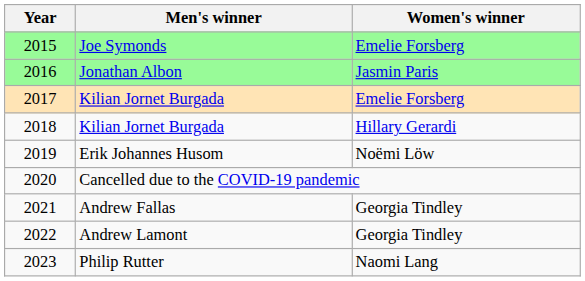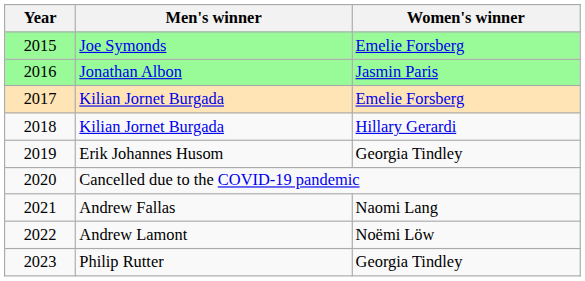(395, 153) Noëmi Löw -> (409, 153) Georgia Tindley
(409, 207) Georgia Tindley -> (397, 207) Naomi Lang
(409, 235) Georgia Tindley -> (395, 235) Noëmi Löw
(397, 262) Naomi Lang -> (409, 262) Georgia Tindley
